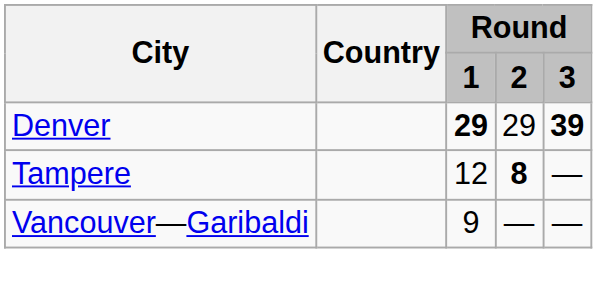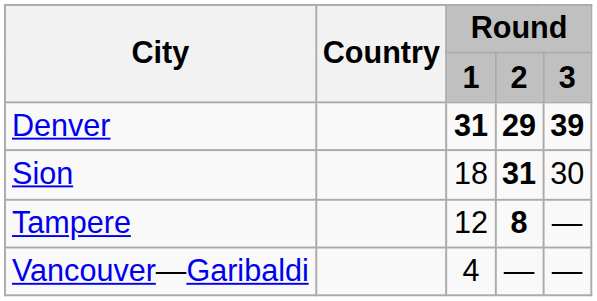(471, 125) 29 -> (471, 125) 31
(519, 125) normal -> (519, 125) bold
+ row: (43, 174)
(471, 222) 9 -> (471, 271) 4
